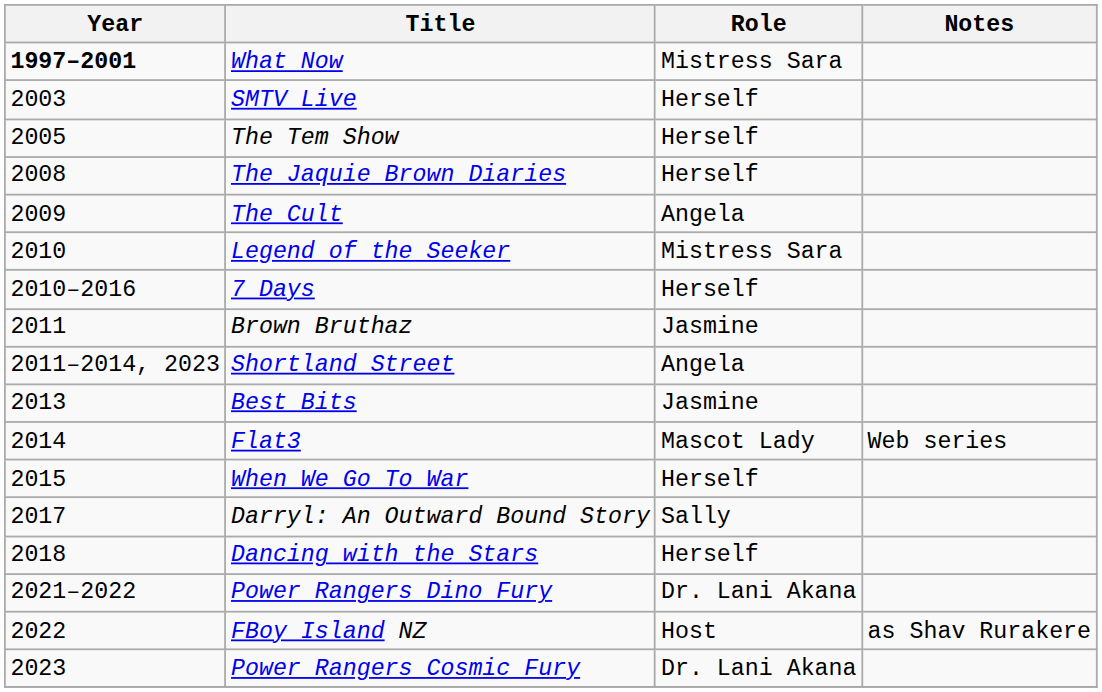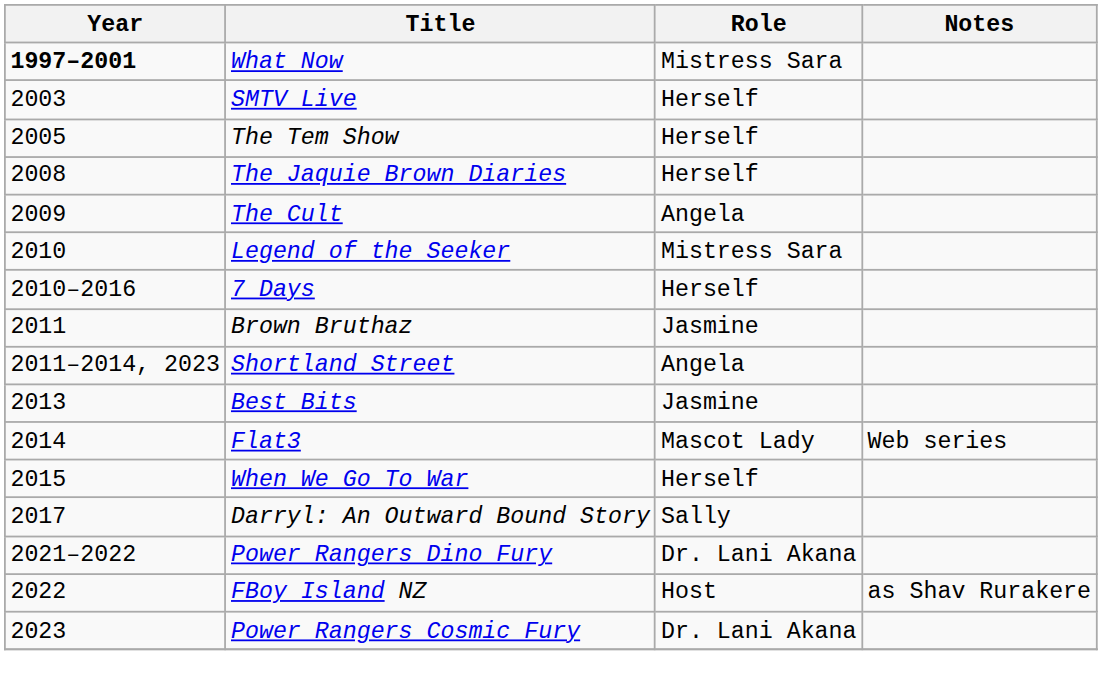- row: (385, 555)
